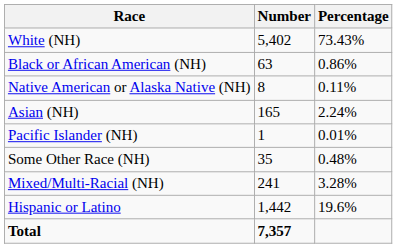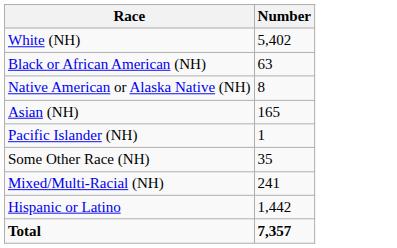- column: (353, 16)
